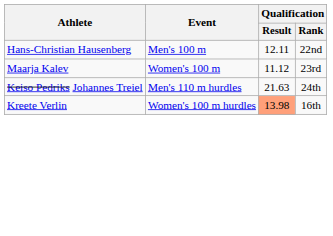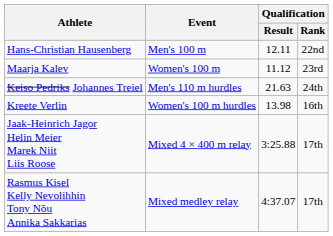(277, 105) lightsalmon background -> (278, 105) no background
+ row: (52, 144)
+ row: (47, 202)
